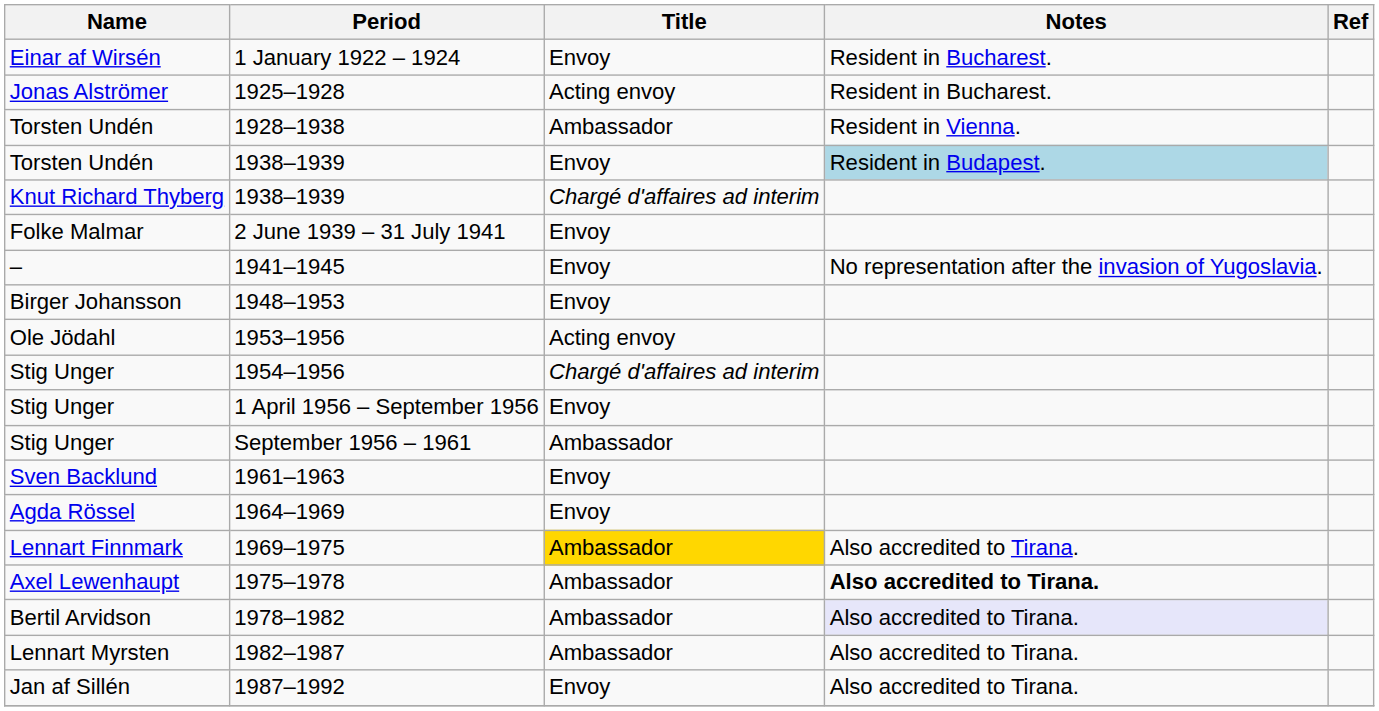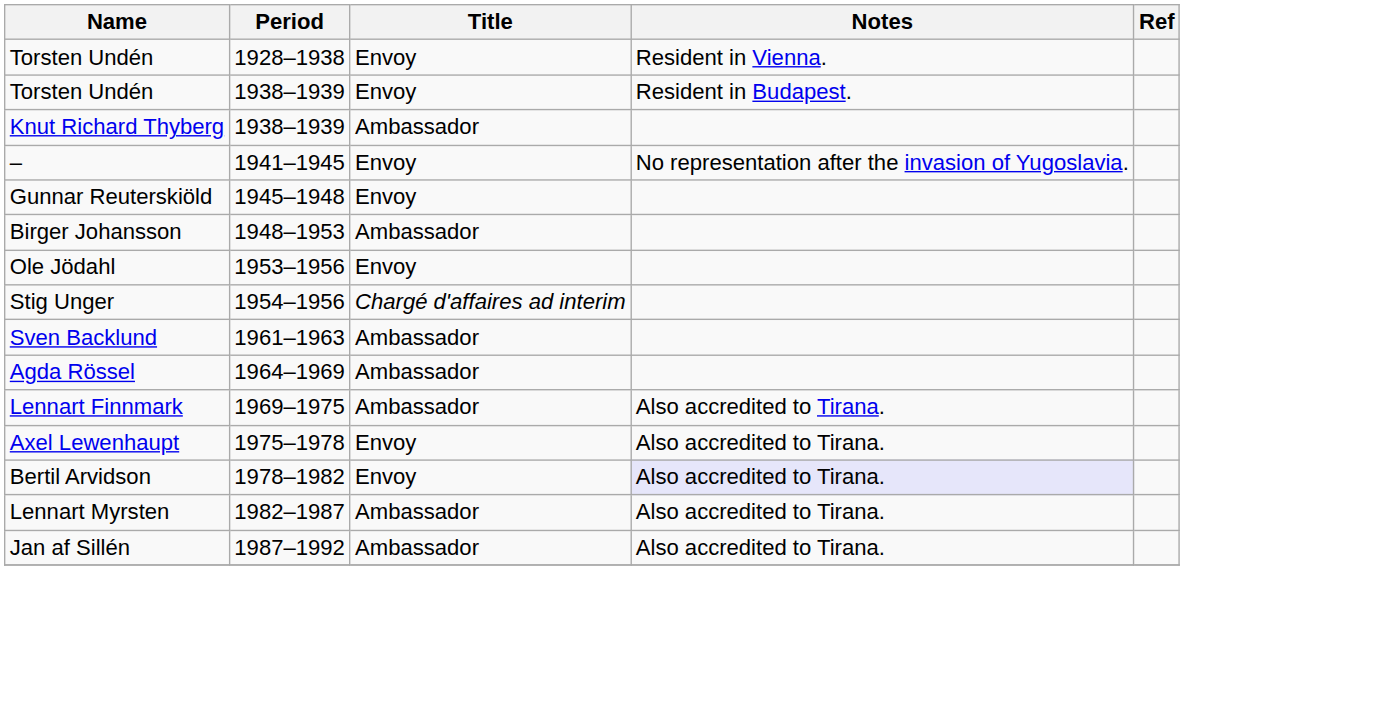- row: (85, 57)
- row: (89, 92)
(611, 127) Ambassador -> (386, 57) Envoy
(938, 162) lightblue background -> (744, 92) no background
(684, 197) Chargé d'affaires ad interim -> (417, 127) Ambassador
- row: (77, 232)
+ row: (111, 197)
(580, 302) Envoy -> (417, 232) Ambassador
(612, 337) Acting envoy -> (386, 267) Envoy
- row: (62, 407)
- row: (62, 442)
(580, 477) Envoy -> (417, 337) Ambassador
(580, 512) Envoy -> (417, 372) Ambassador
(611, 547) gold background -> (417, 407) no background
(611, 582) Ambassador -> (386, 442) Envoy
(964, 582) bold -> (760, 442) normal
(611, 617) Ambassador -> (386, 477) Envoy
(580, 687) Envoy -> (417, 547) Ambassador
